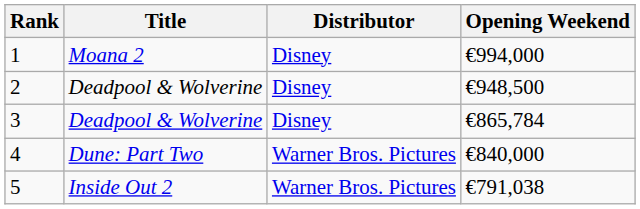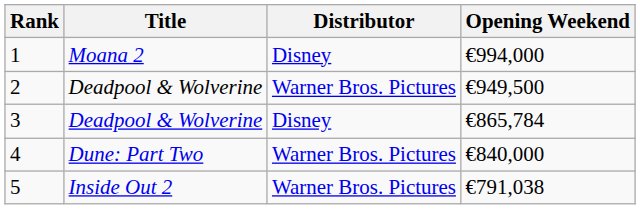(302, 87) Disney -> (364, 87) Warner Bros. Pictures
(505, 87) €948,500 -> (505, 87) €949,500
